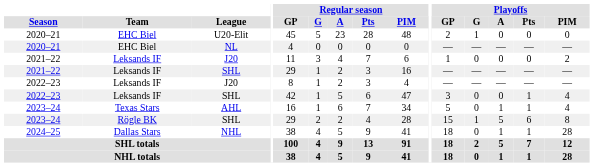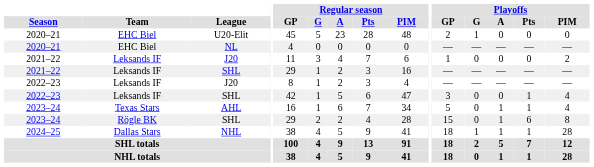(477, 120) 1 -> (477, 120) 0
(501, 120) 5 -> (501, 120) 1
(477, 132) 0 -> (477, 132) 1
